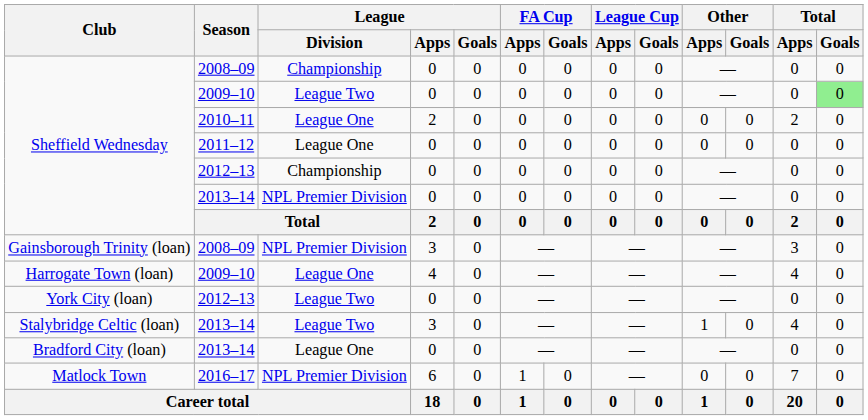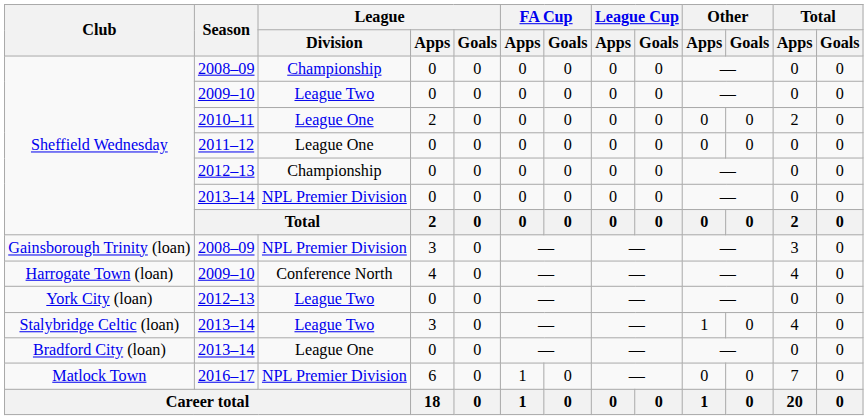(840, 94) lightgreen background -> (840, 94) no background
(334, 273) League One -> (334, 273) Conference North
